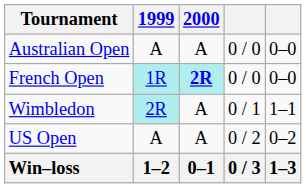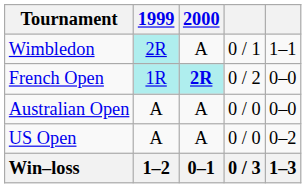rows swapped: (69, 48) <-> (52, 108)
(244, 78) 0 / 0 -> (244, 78) 0 / 2
(244, 137) 0 / 2 -> (244, 137) 0 / 0
